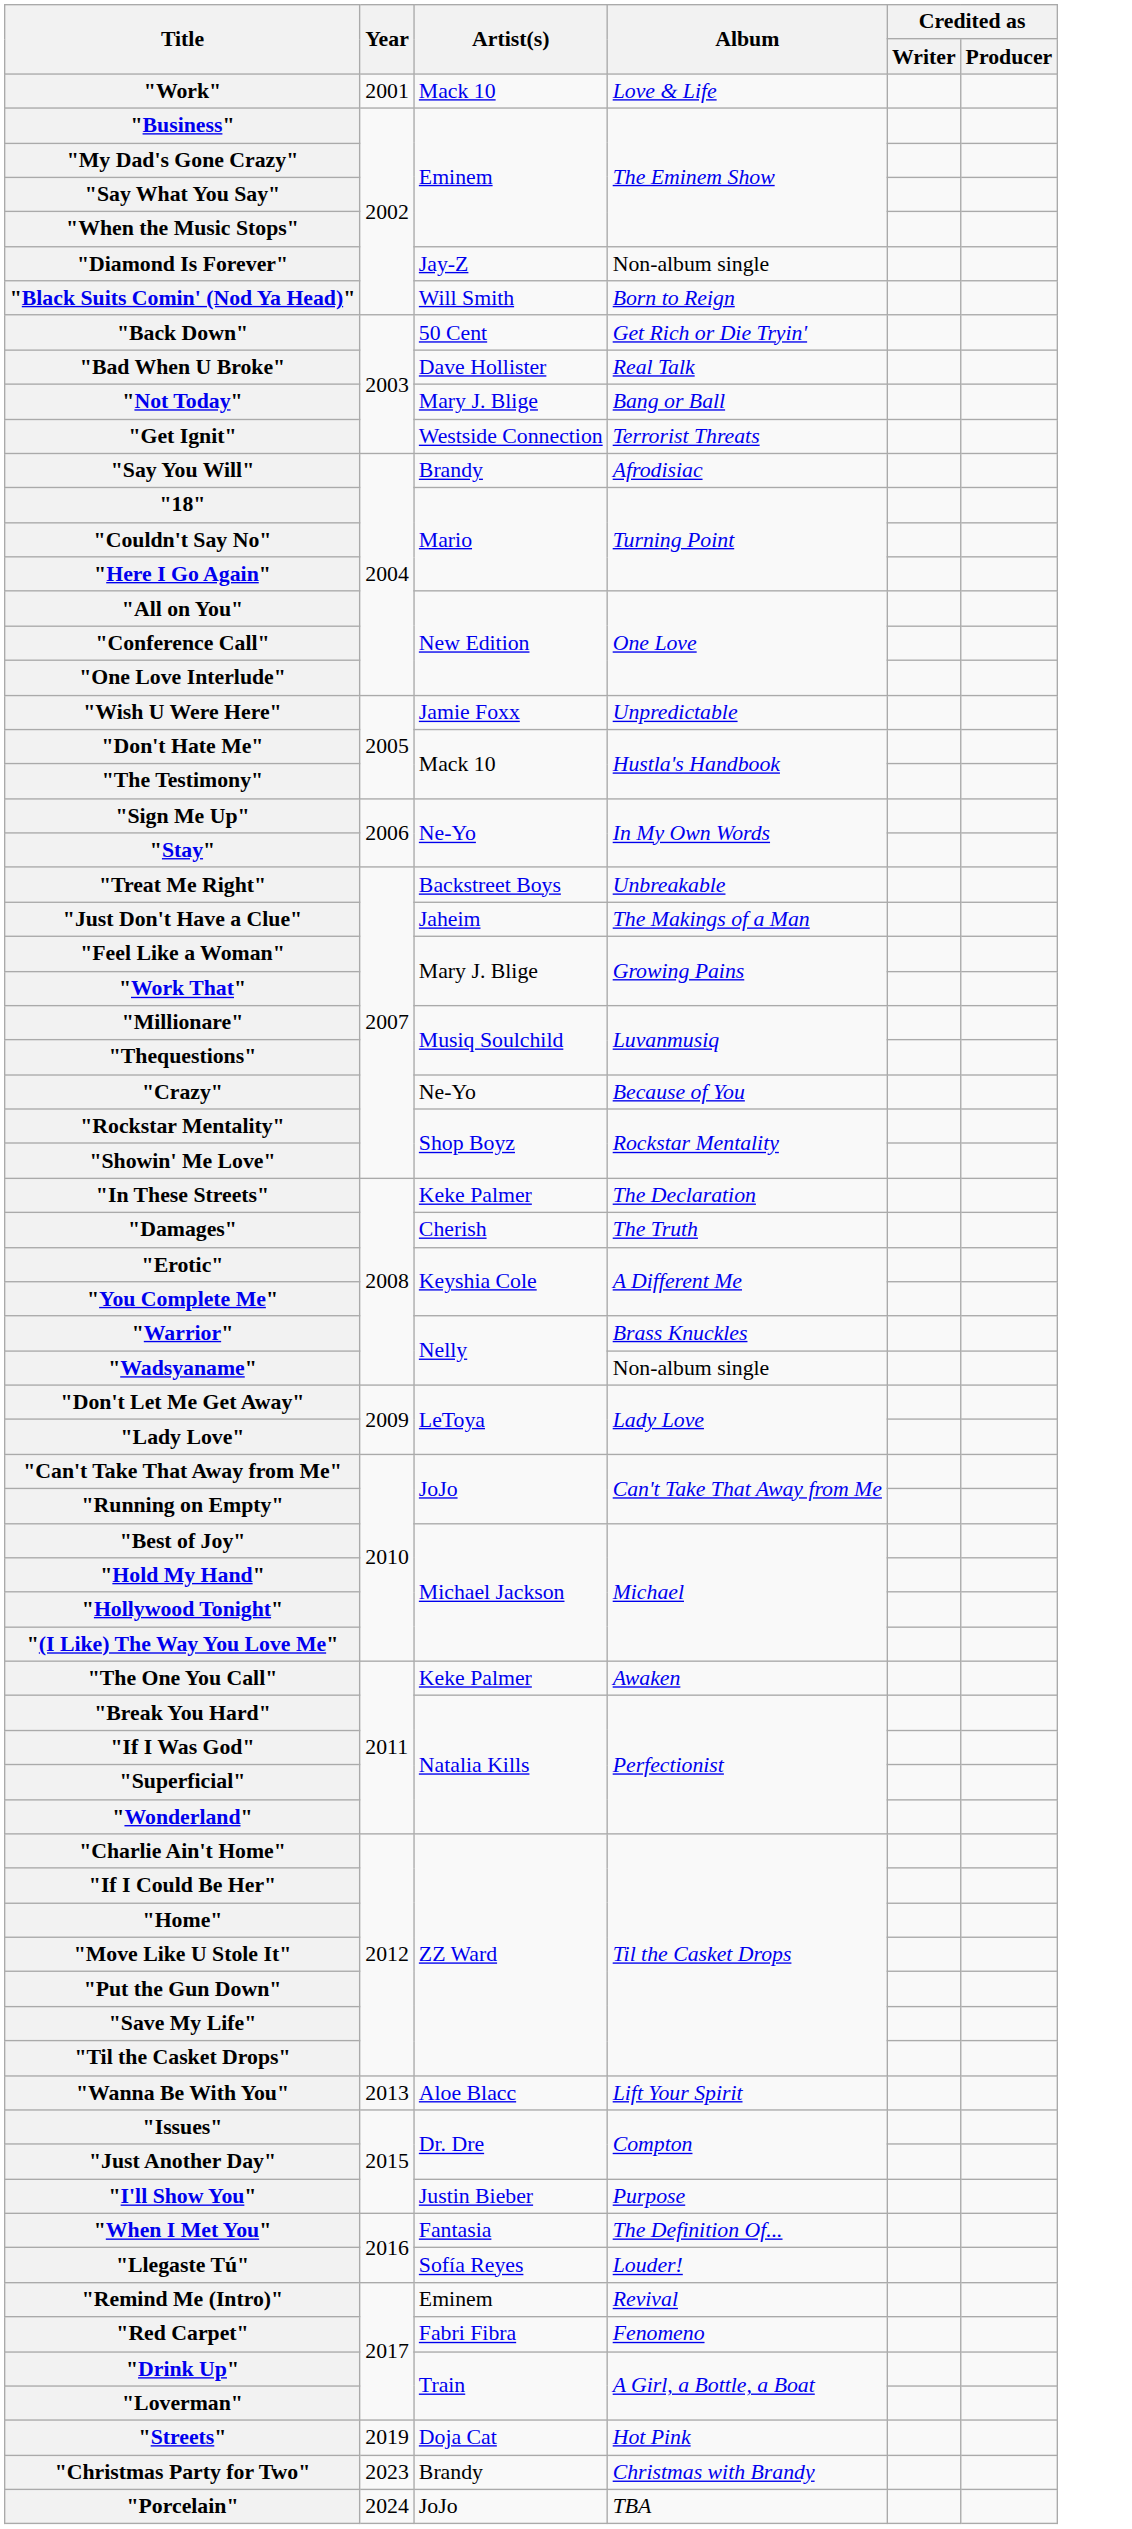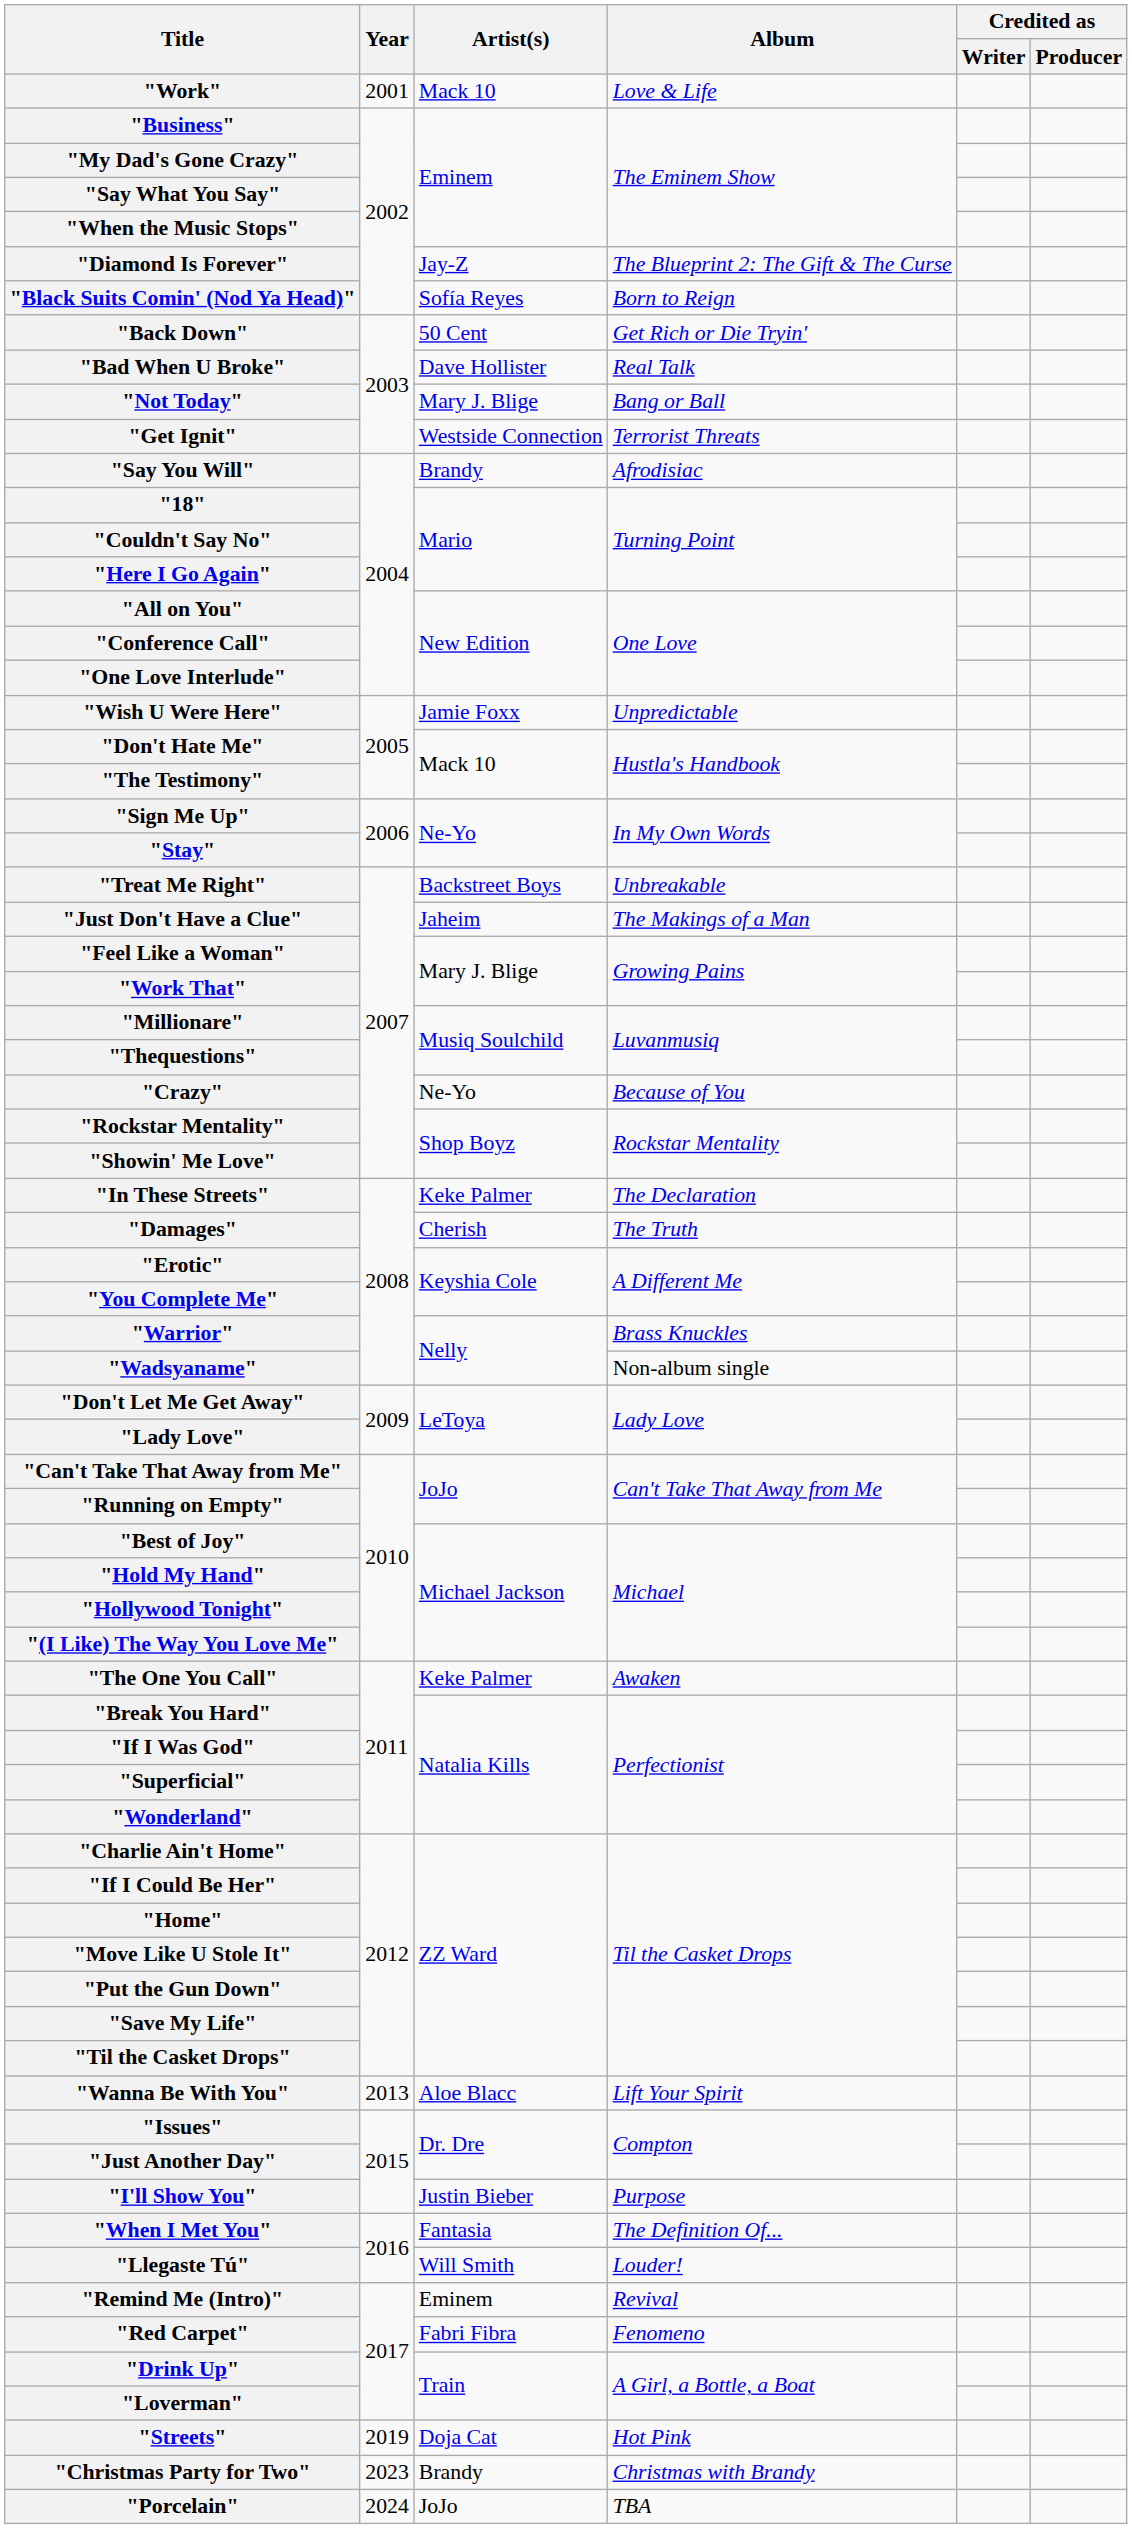(691, 263) Non-album single -> (782, 263) The Blueprint 2: The Gift & The Curse
(466, 297) Will Smith -> (471, 297) Sofía Reyes
(471, 2264) Sofía Reyes -> (466, 2264) Will Smith
